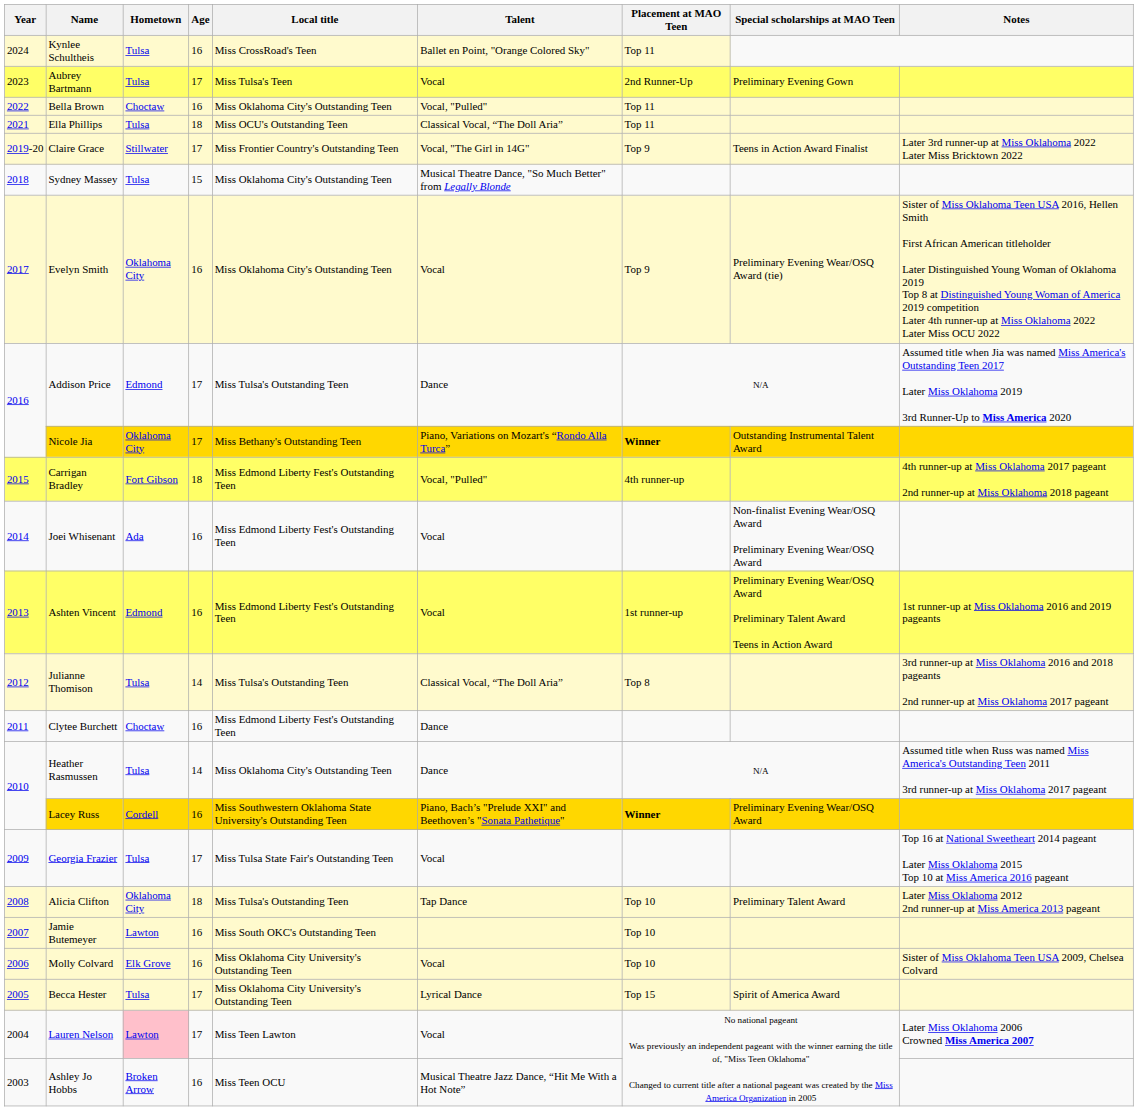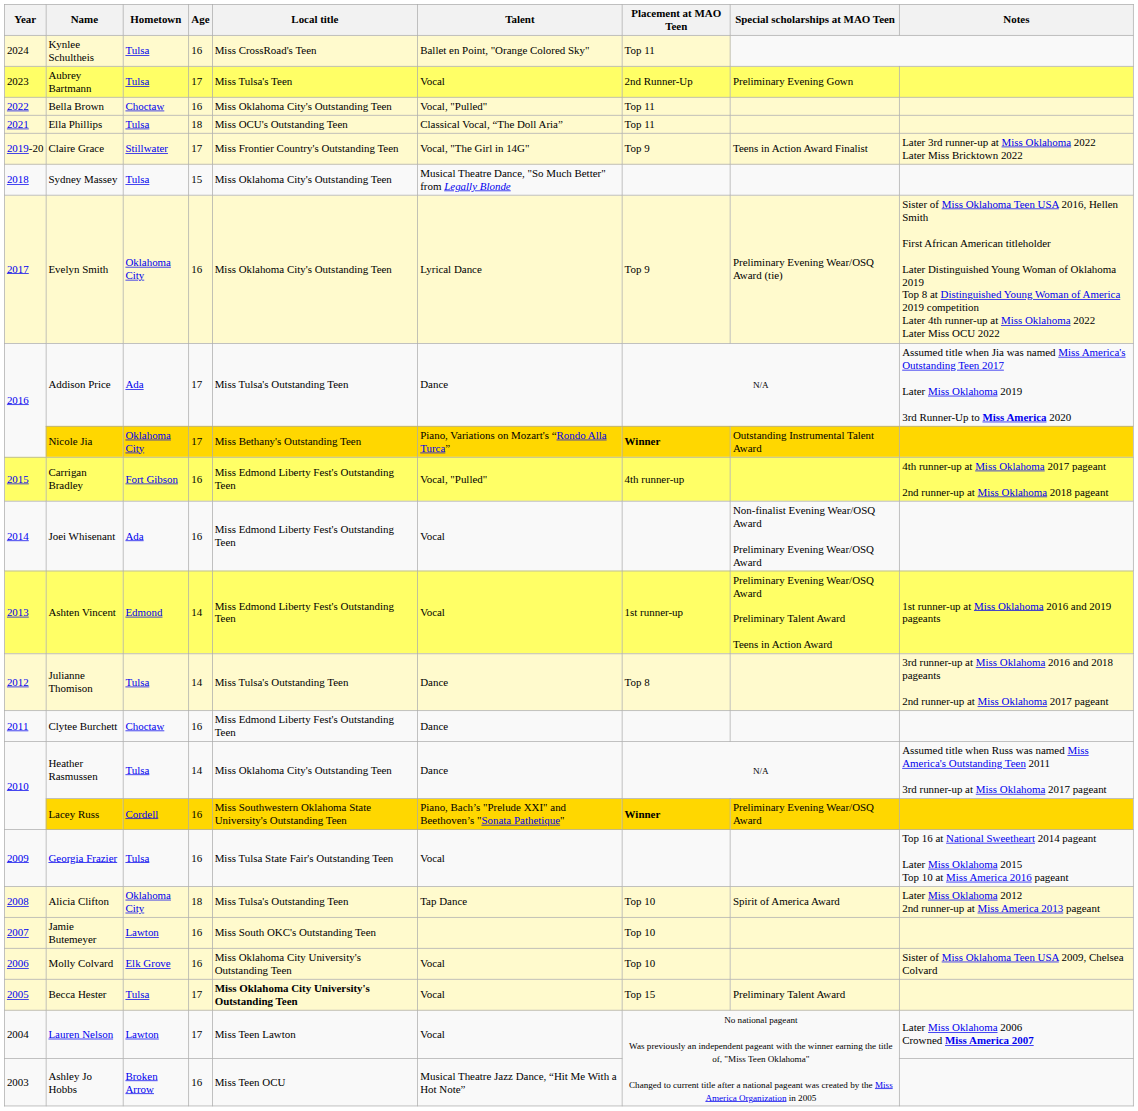(433, 269) Vocal -> (451, 269) Lyrical Dance
(144, 384) Edmond -> (135, 384) Ada
(197, 479) 18 -> (197, 479) 16
(197, 612) 16 -> (197, 612) 14
(492, 682) Classical Vocal, “The Doll Aria” -> (434, 682) Dance
(197, 858) 17 -> (197, 858) 16
(789, 902) Preliminary Talent Award -> (786, 902) Spirit of America Award
(288, 995) normal -> (292, 995) bold
(451, 995) Lyrical Dance -> (433, 995) Vocal
(786, 995) Spirit of America Award -> (789, 995) Preliminary Talent Award
(142, 1034) pink background -> (142, 1034) no background
